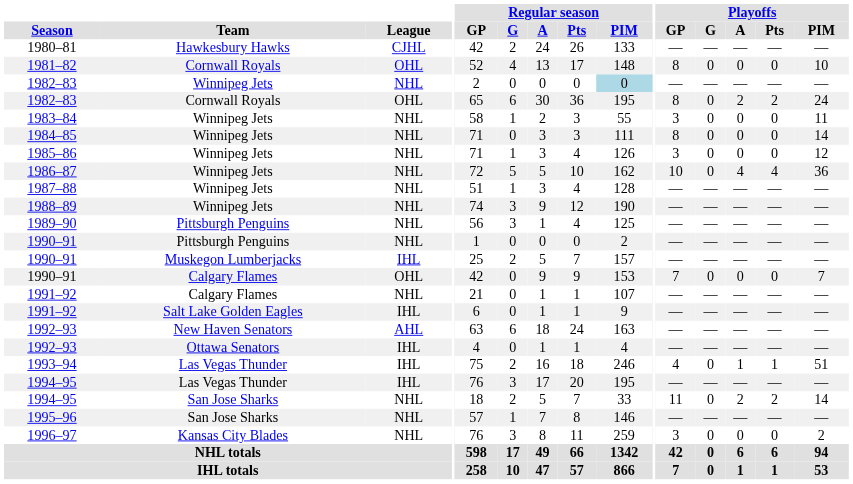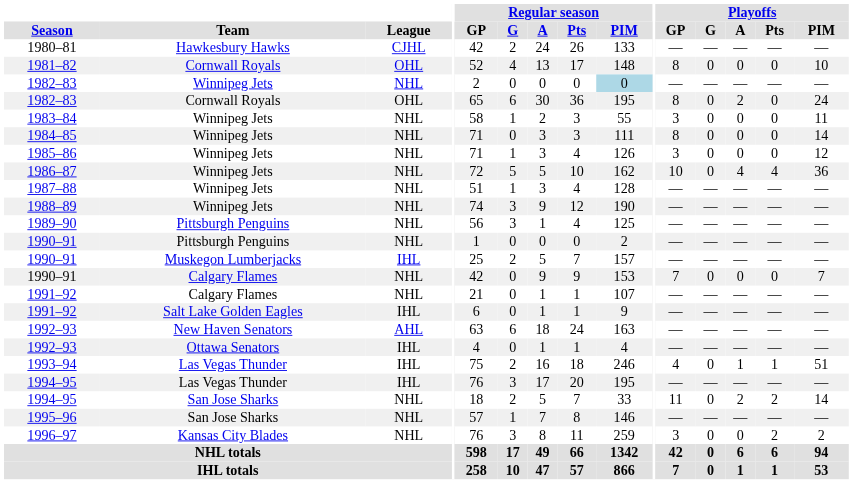(775, 100) 2 -> (775, 100) 0
(409, 276) OHL -> (409, 276) NHL
(775, 435) 0 -> (775, 435) 2
